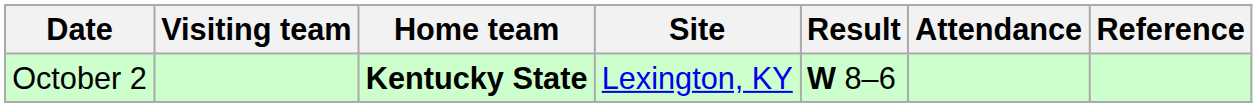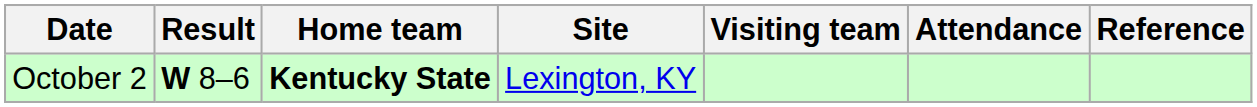columns swapped: (256, 30) <-> (854, 30)
